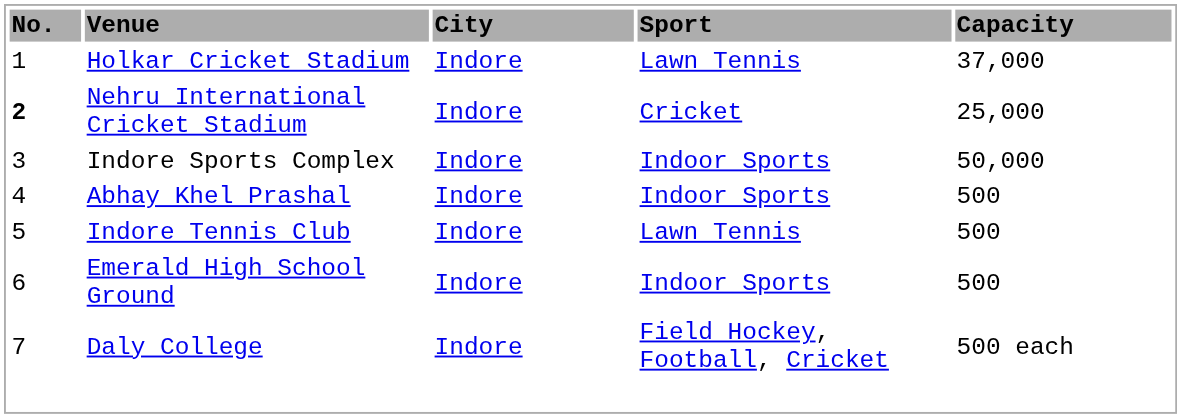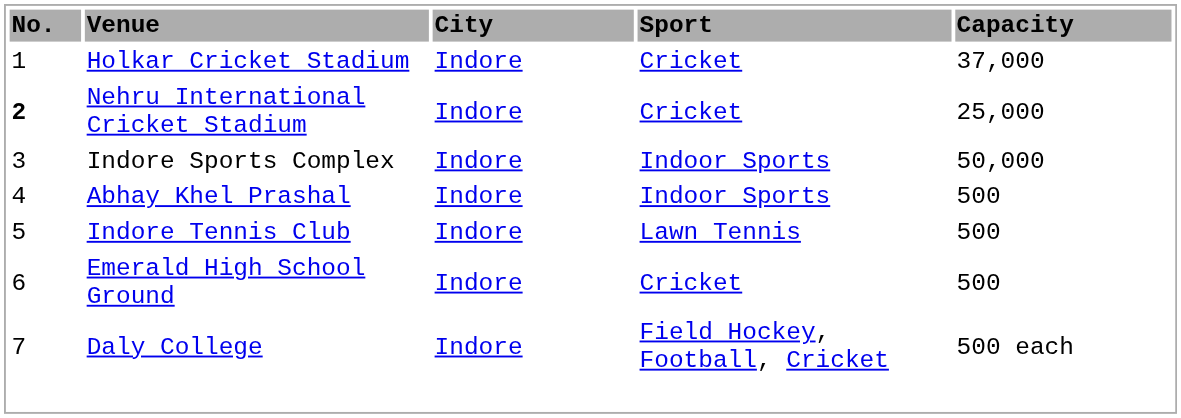(720, 61) Lawn Tennis -> (691, 61) Cricket
(735, 282) Indoor Sports -> (691, 282) Cricket
